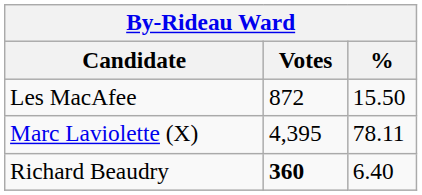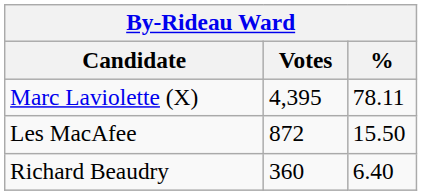rows swapped: (104, 134) <-> (73, 97)
(287, 171) bold -> (287, 171) normal
